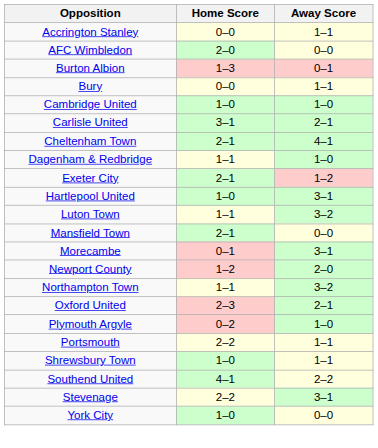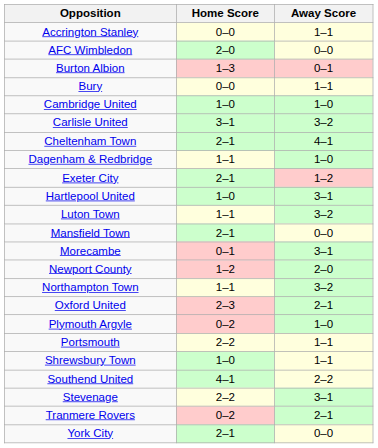(324, 123) 2–1 -> (324, 123) 3–2
+ row: (90, 415)
(225, 415) 1–0 -> (225, 433) 2–1
